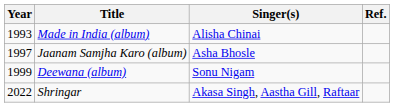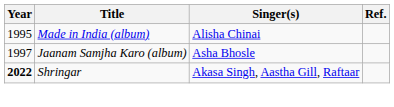(20, 33) 1993 -> (20, 33) 1995
- row: (82, 72)
(20, 92) normal -> (20, 72) bold
